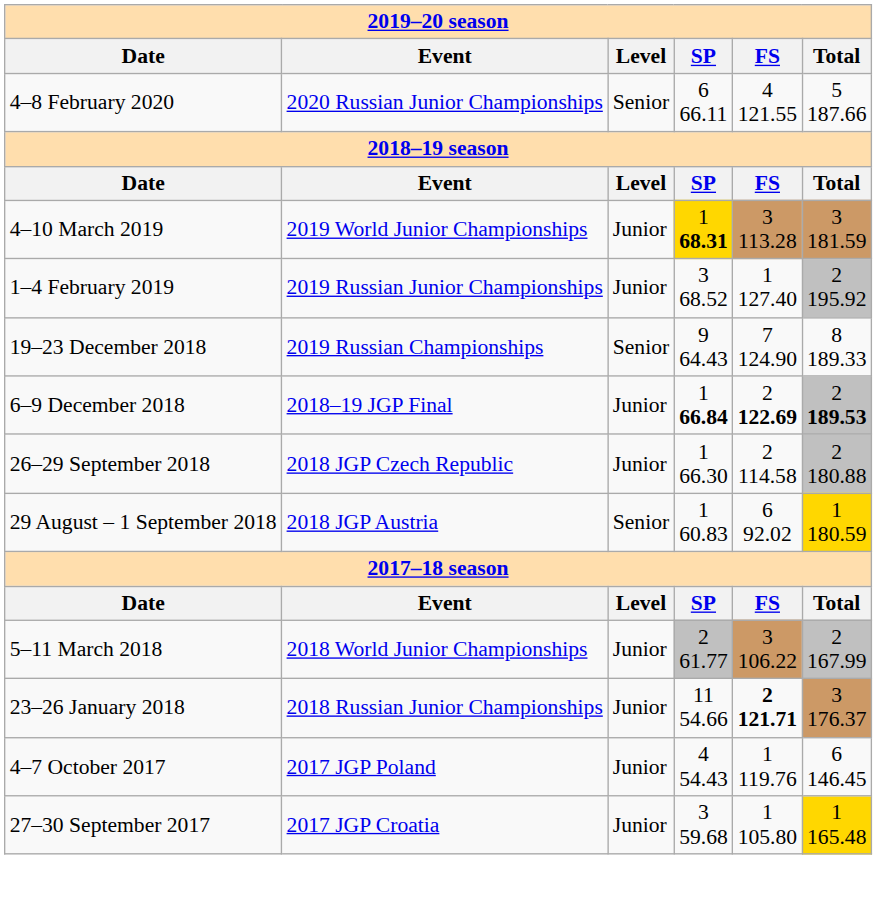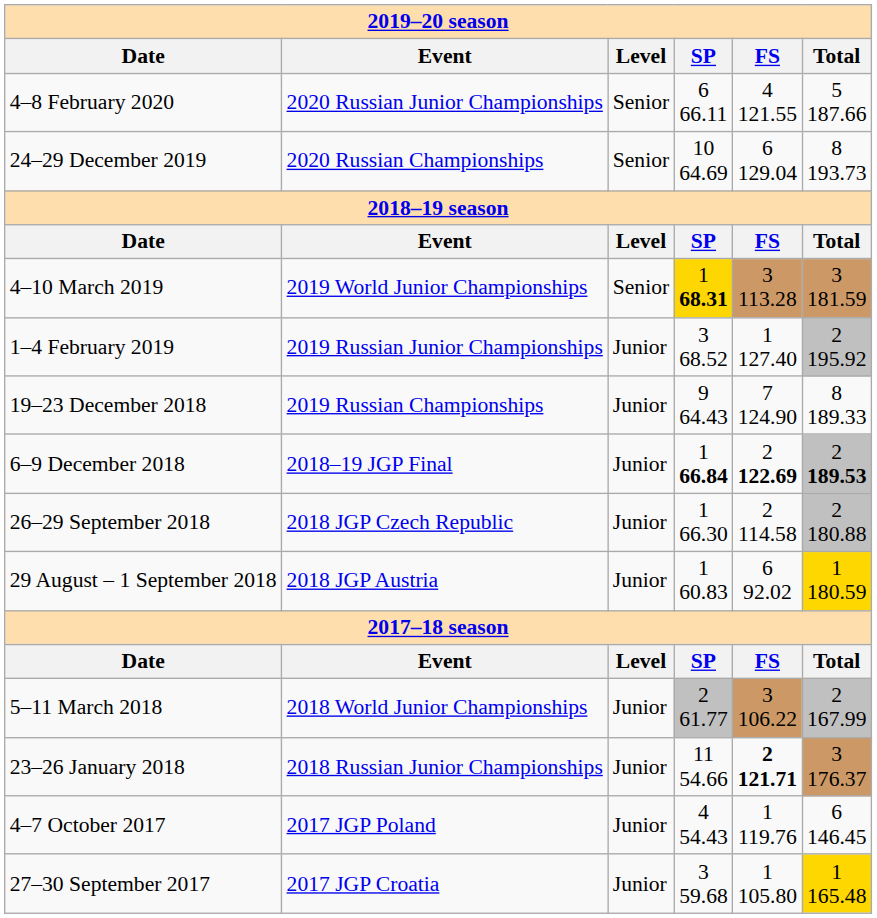+ row: (108, 160)
(640, 229) Junior -> (641, 287) Senior
(641, 346) Senior -> (640, 405) Junior
(641, 522) Senior -> (640, 580) Junior
